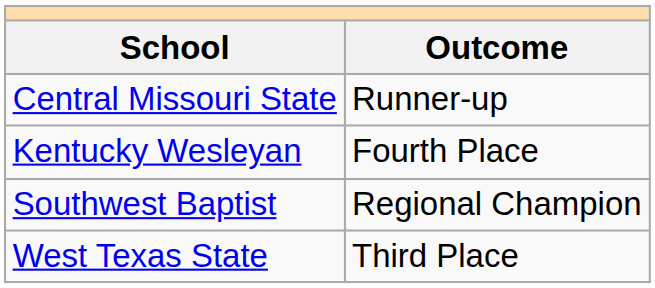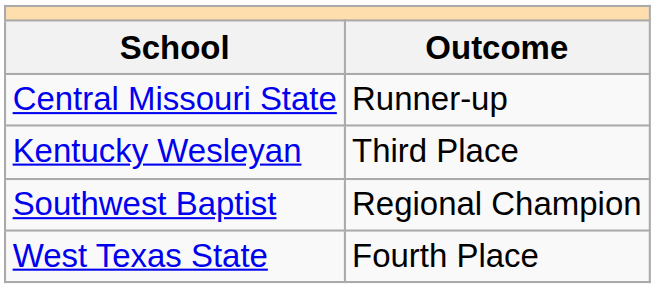(445, 151) Fourth Place -> (435, 151) Third Place
(435, 255) Third Place -> (445, 255) Fourth Place
